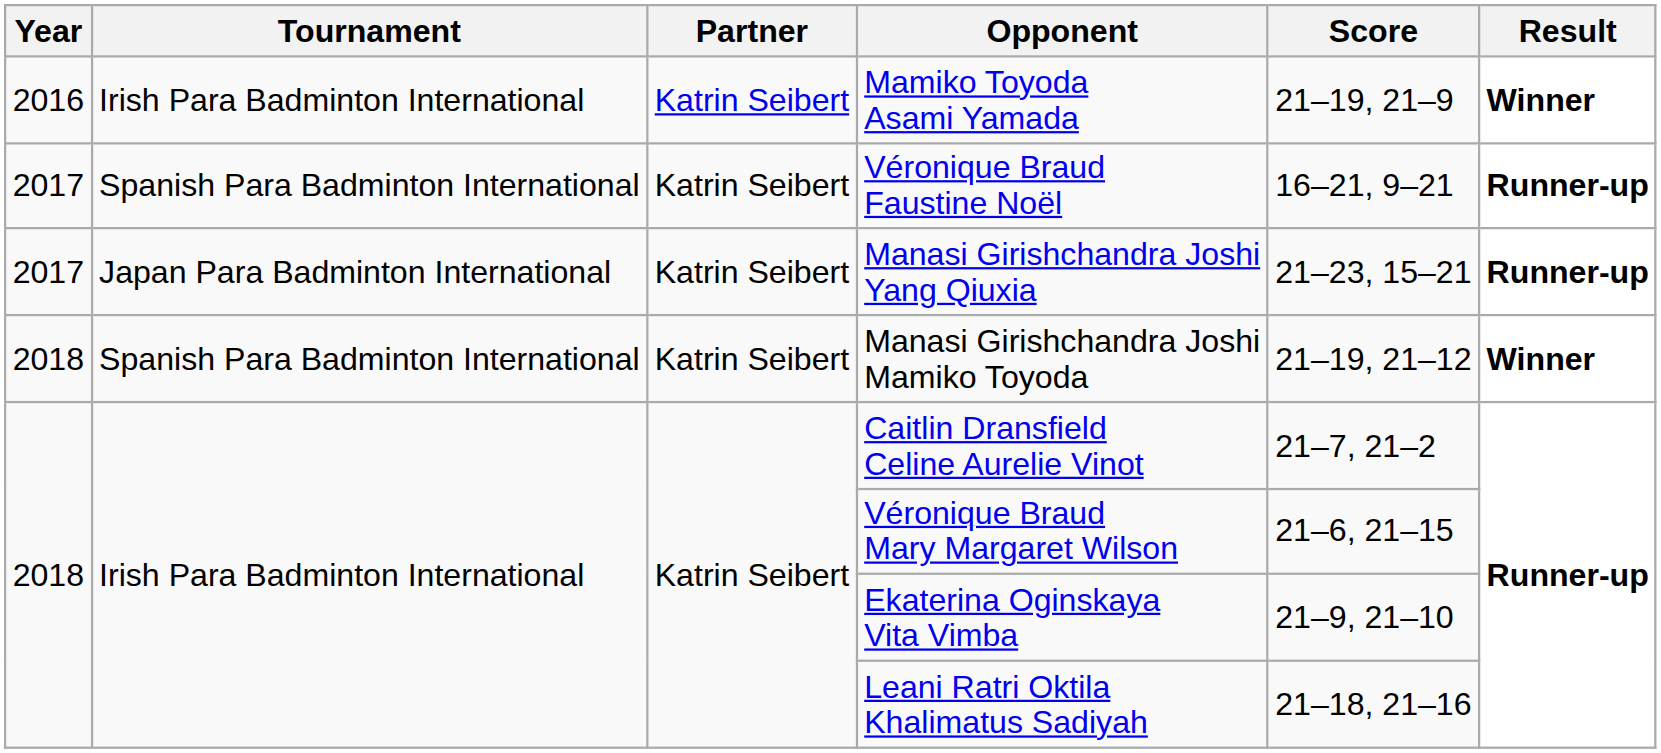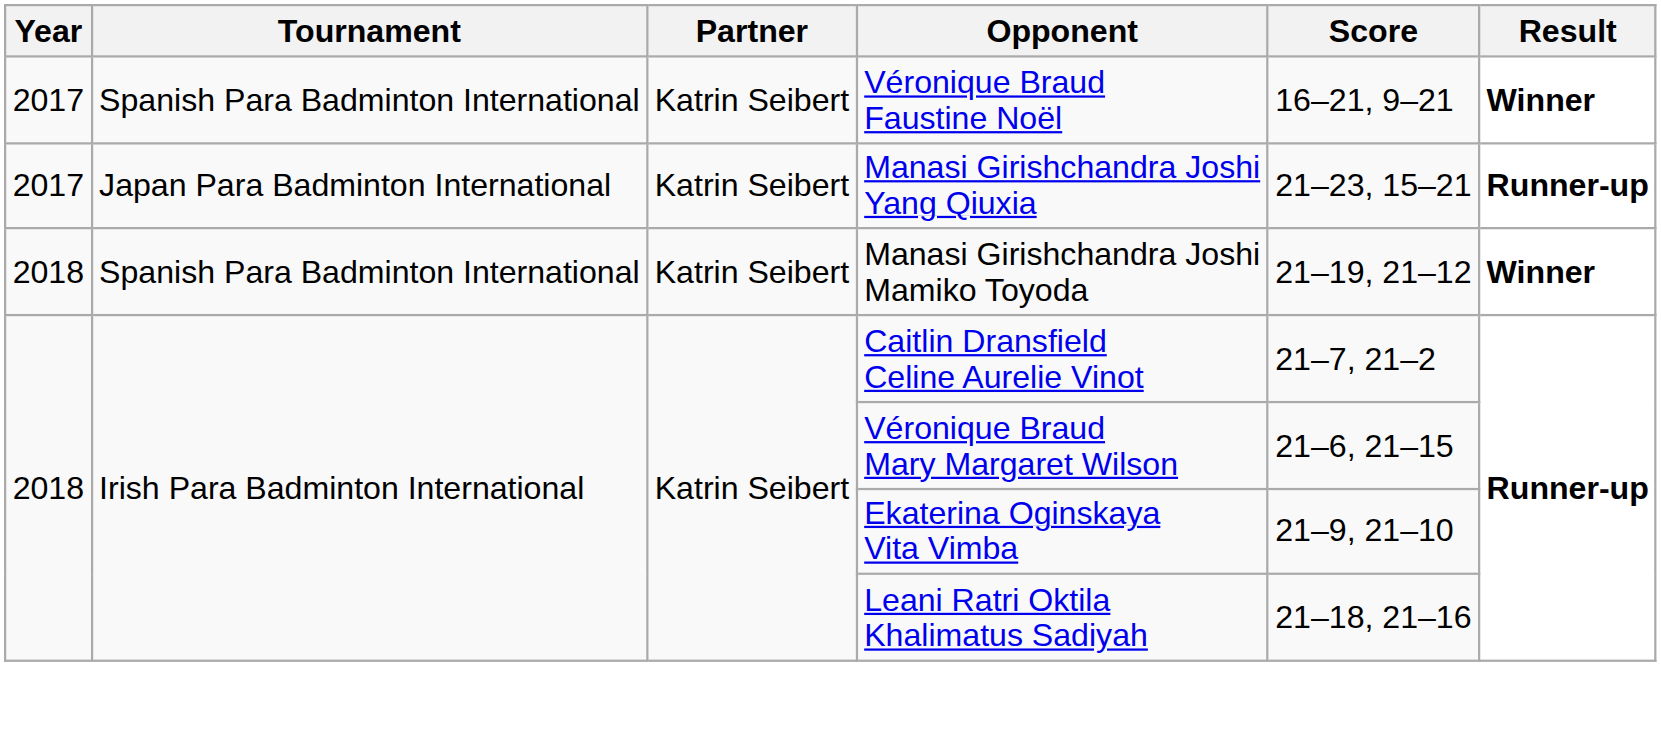- row: (976, 99)
(1568, 186) Runner-up -> (1541, 99) Winner
